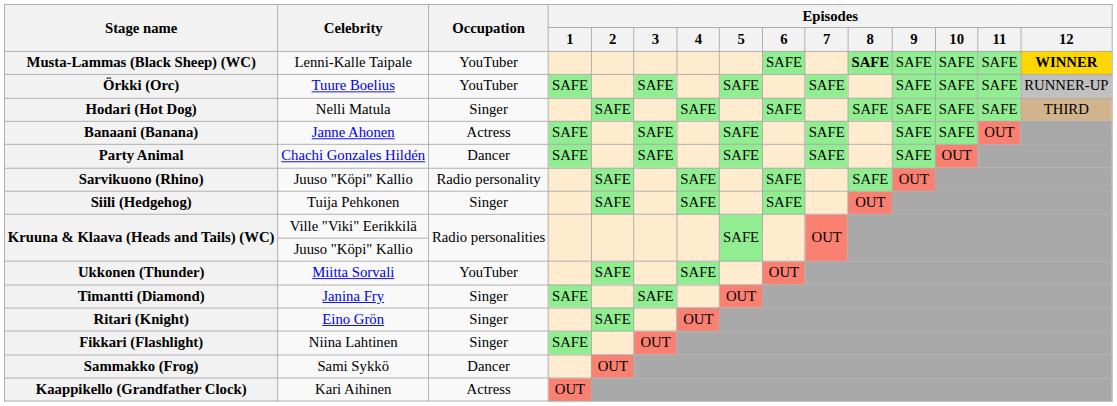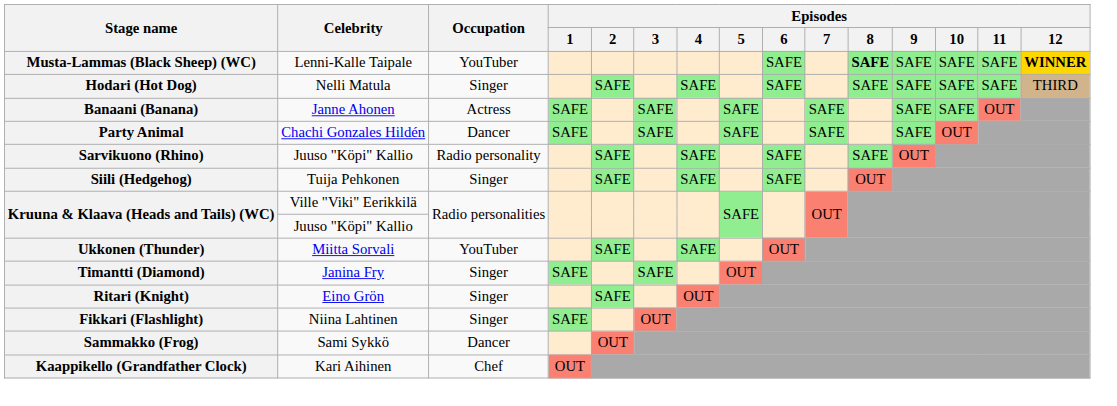- row: (141, 86)
(489, 389) Actress -> (489, 366) Chef
